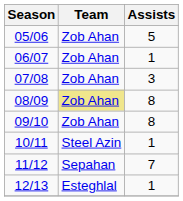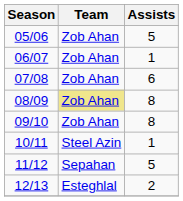(151, 79) 3 -> (151, 79) 6
(151, 164) 7 -> (151, 164) 5
(151, 185) 1 -> (151, 185) 2
